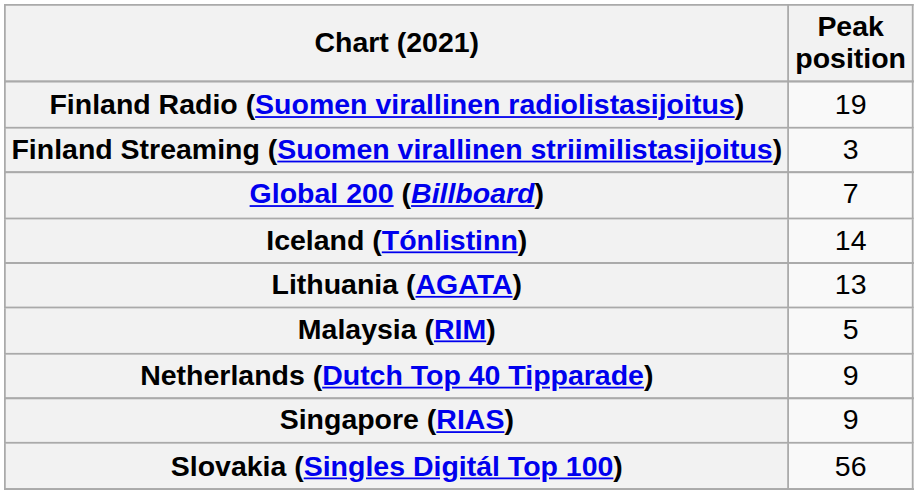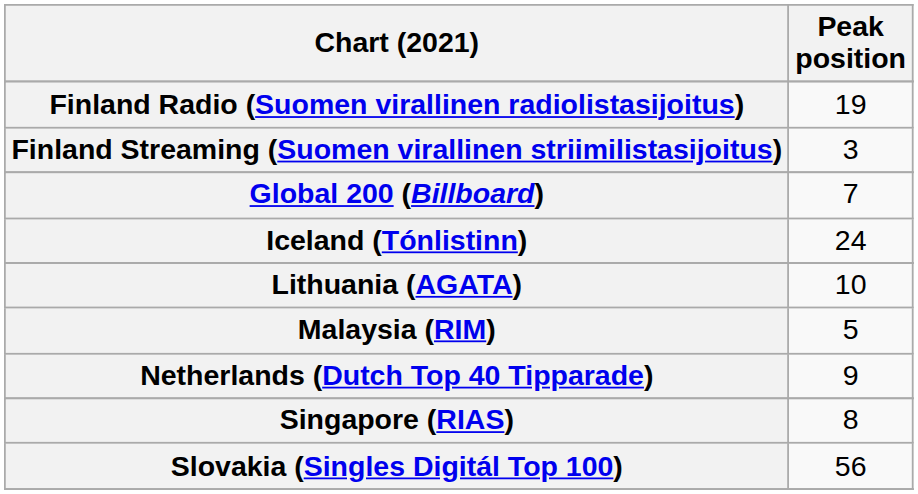(851, 239) 14 -> (851, 239) 24
(851, 284) 13 -> (851, 284) 10
(851, 420) 9 -> (851, 420) 8
